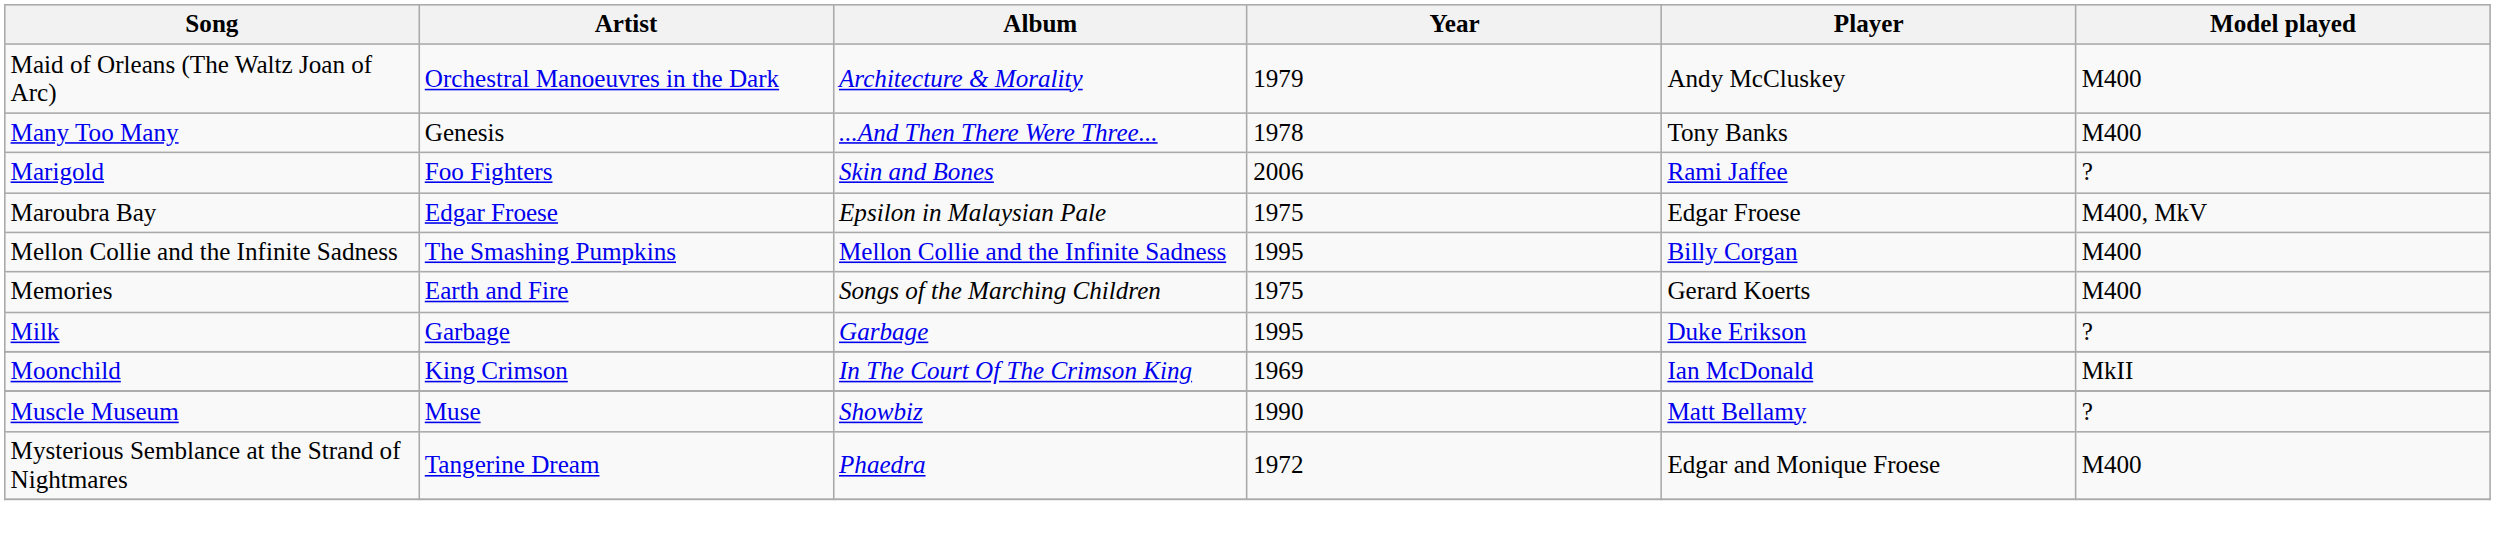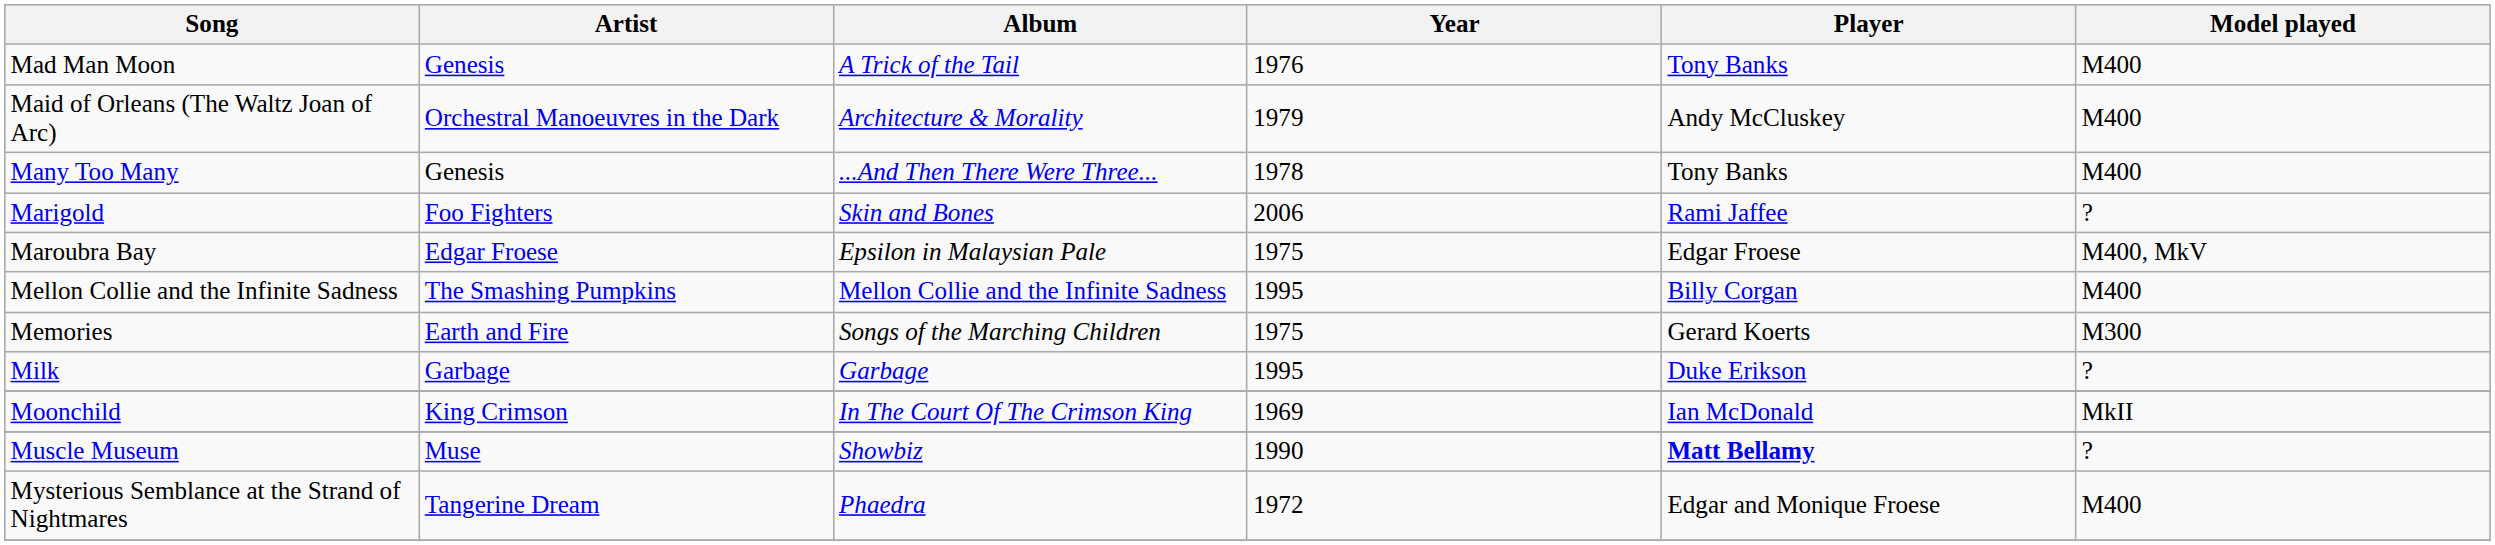+ row: (93, 64)
(2112, 291) M400 -> (2112, 331) M300
(1737, 411) normal -> (1741, 451) bold
